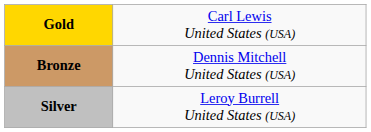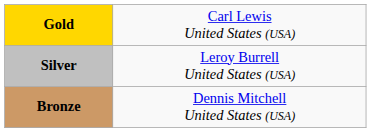rows swapped: (59, 106) <-> (59, 65)
